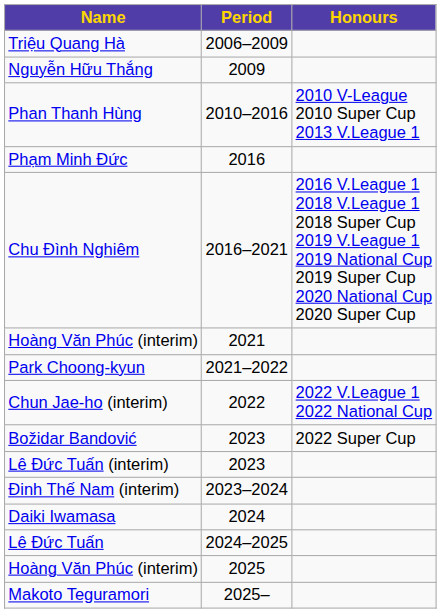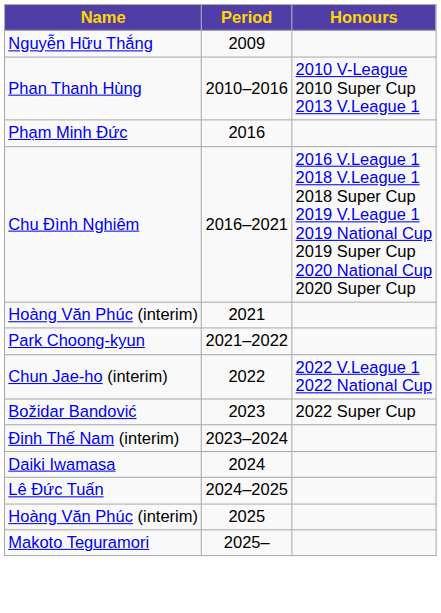- row: (67, 43)
- row: (88, 464)
